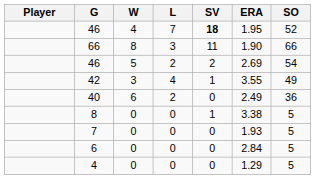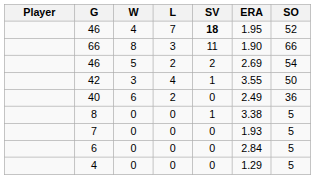(291, 81) 49 -> (291, 81) 50
